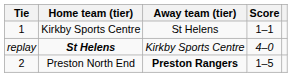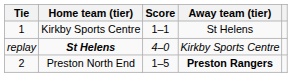columns swapped: (265, 12) <-> (195, 12)
